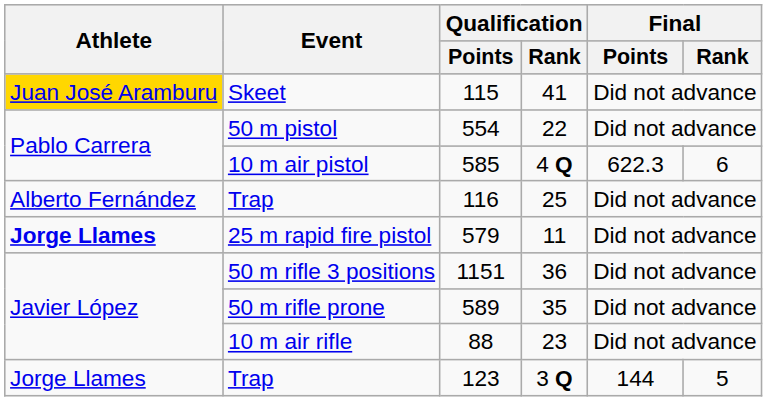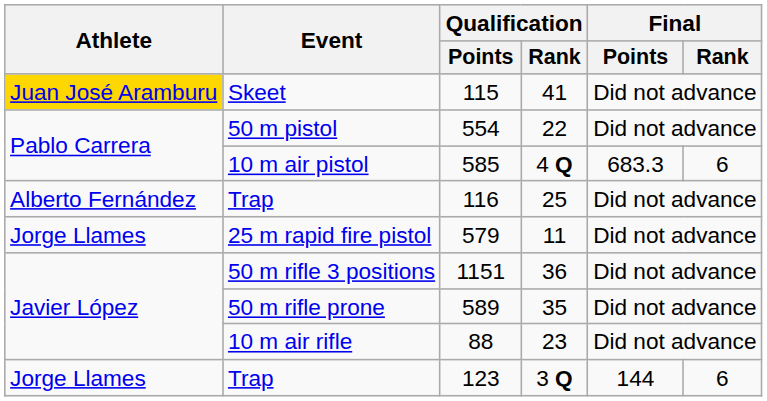(635, 164) 622.3 -> (635, 164) 683.3
(83, 235) bold -> (78, 235) normal
(722, 378) 5 -> (722, 378) 6
